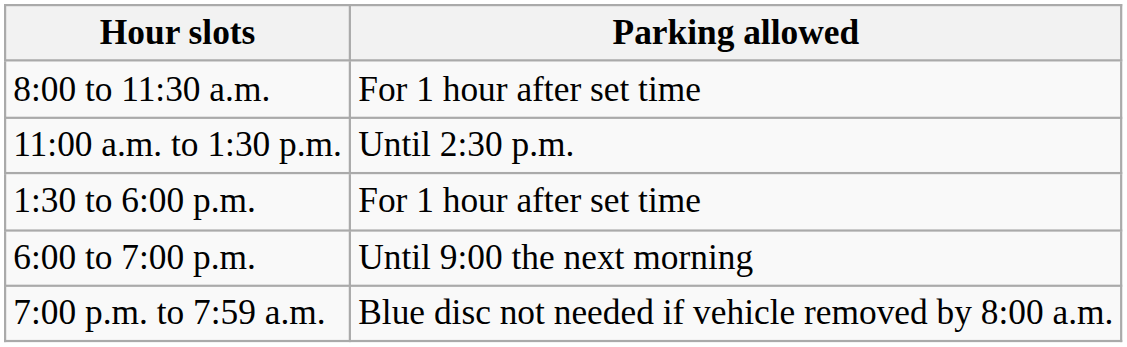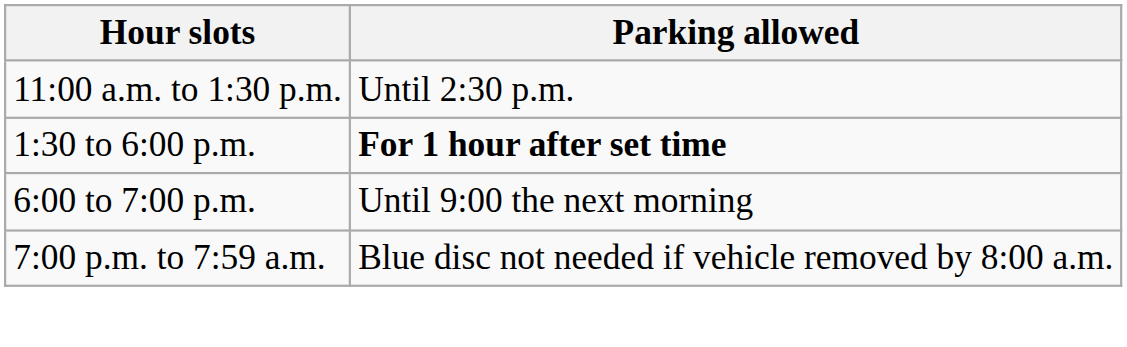- row: (142, 88)
(530, 200) normal -> (542, 144) bold
